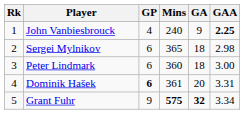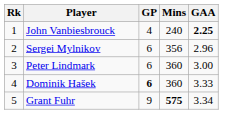- column: (199, 13)
(174, 48) 365 -> (174, 48) 356
(225, 48) 2.98 -> (203, 48) 2.96
(174, 83) 361 -> (174, 83) 360
(225, 83) 3.31 -> (203, 83) 3.33
